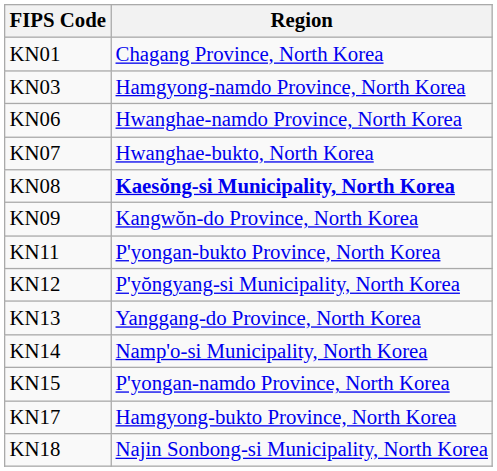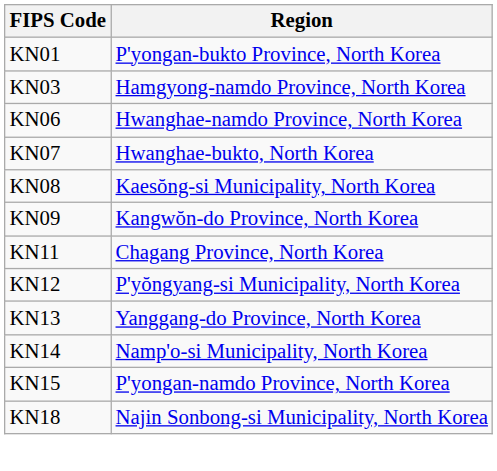(250, 53) Chagang Province, North Korea -> (278, 53) P'yongan-bukto Province, North Korea
(285, 185) bold -> (275, 185) normal
(278, 251) P'yongan-bukto Province, North Korea -> (250, 251) Chagang Province, North Korea
- row: (35, 416)
